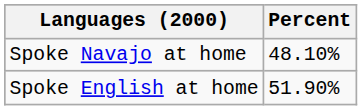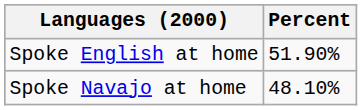rows swapped: (134, 88) <-> (128, 54)
